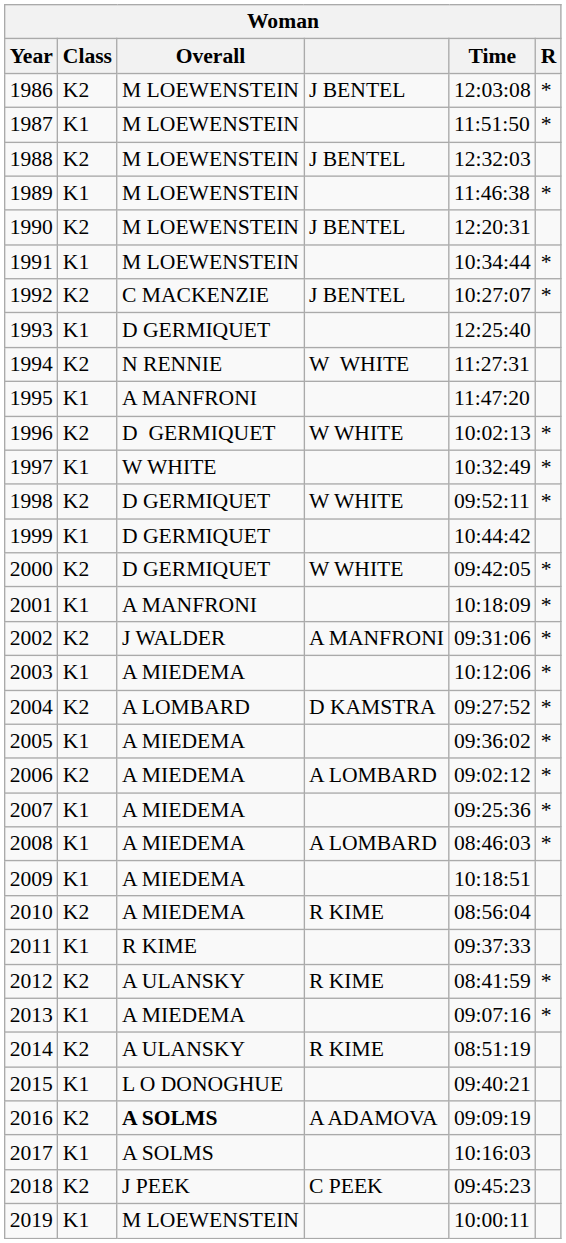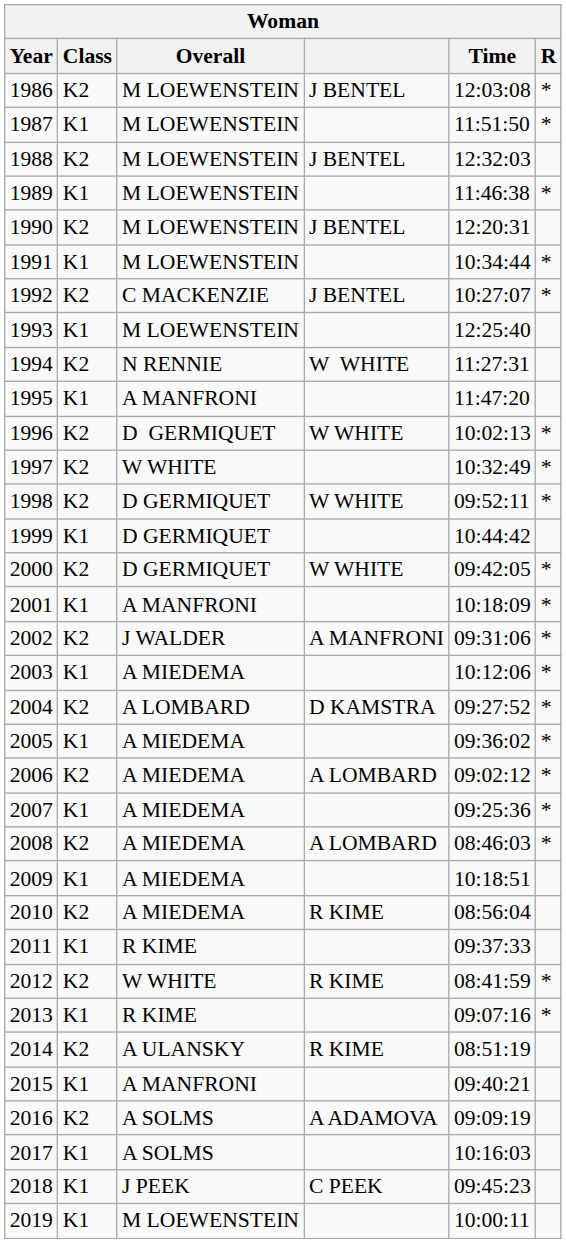(196, 329) D GERMIQUET -> (210, 329) M LOEWENSTEIN
(76, 466) K1 -> (76, 466) K2
(76, 843) K1 -> (76, 843) K2
(183, 980) A ULANSKY -> (169, 980) W WHITE
(183, 1015) A MIEDEMA -> (159, 1015) R KIME
(203, 1083) L O DONOGHUE -> (189, 1083) A MANFRONI
(170, 1117) bold -> (168, 1117) normal
(76, 1186) K2 -> (76, 1186) K1
